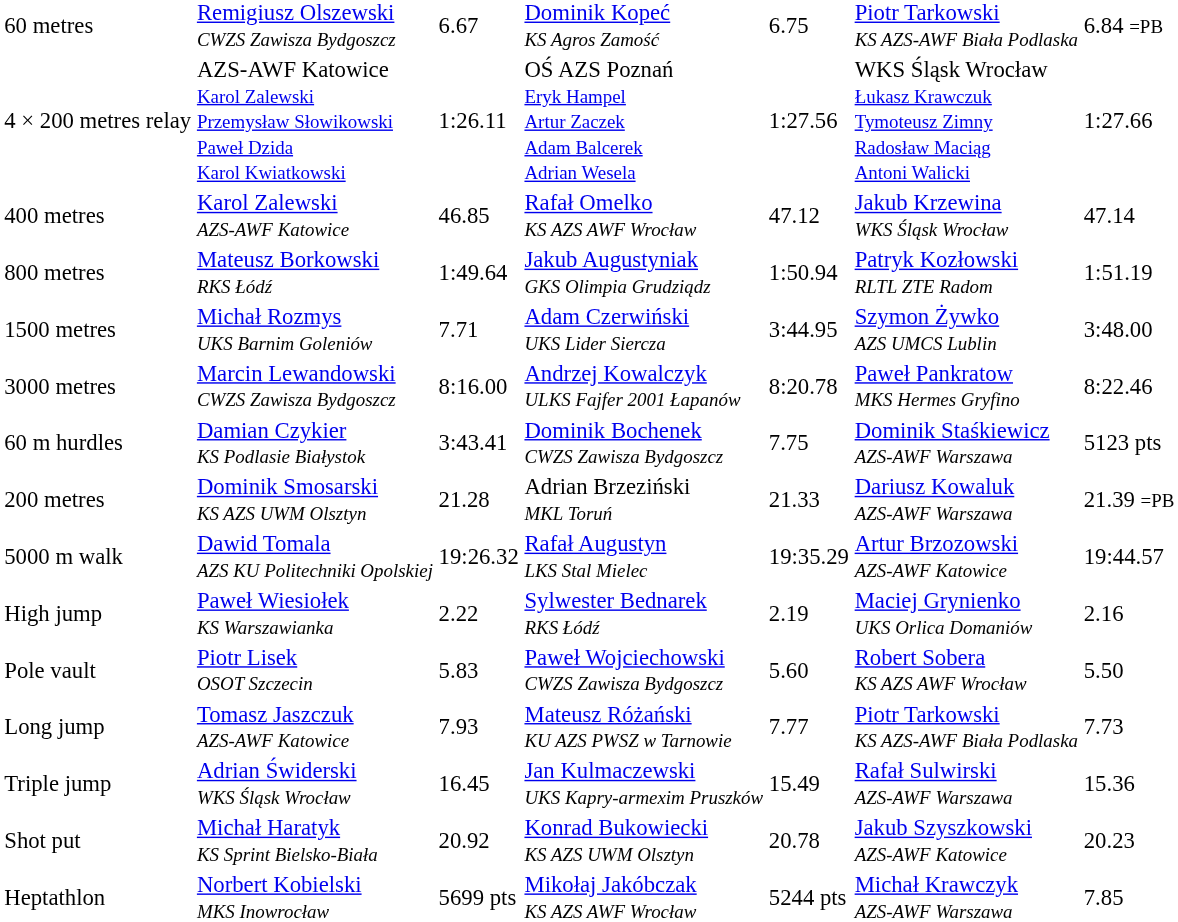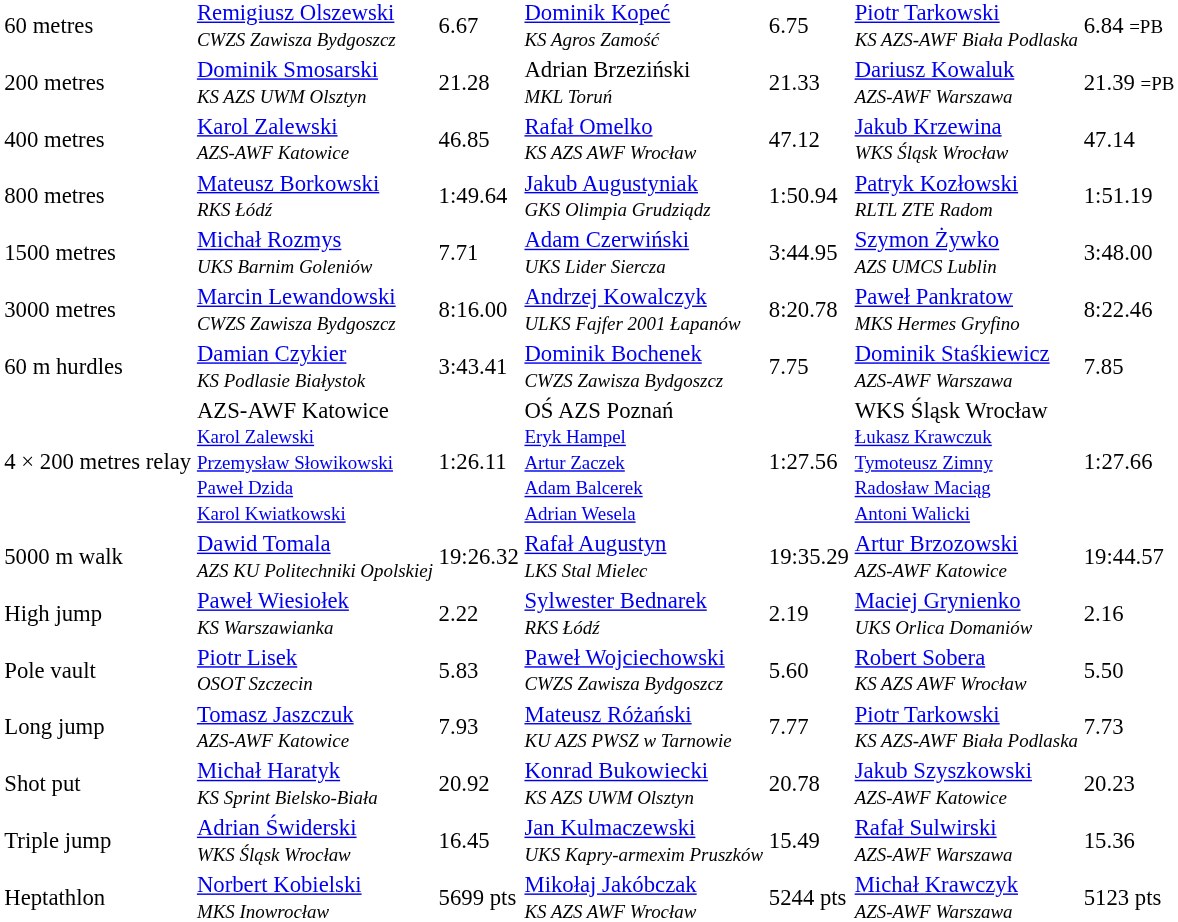rows swapped: (54, 499) <-> (98, 120)
(1123, 443) 5123 pts -> (1104, 366) 7.85
rows swapped: (58, 783) <-> (42, 840)
(1104, 897) 7.85 -> (1123, 897) 5123 pts
